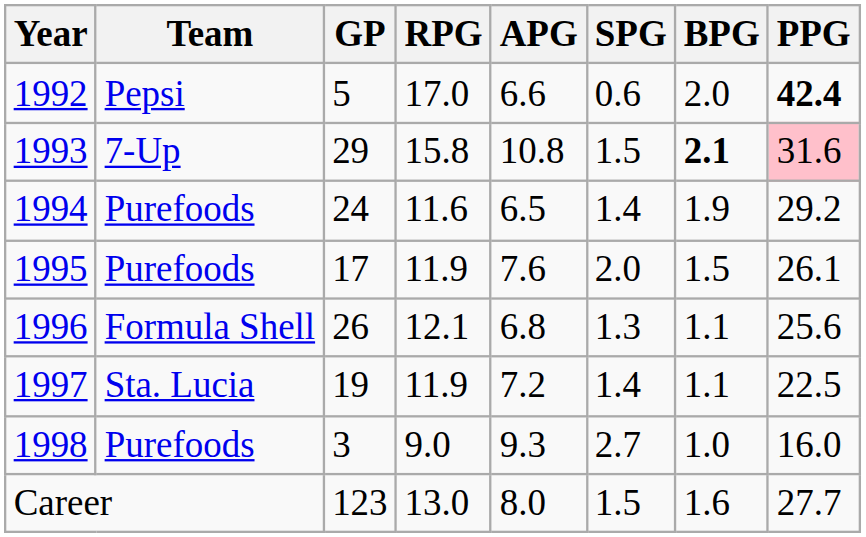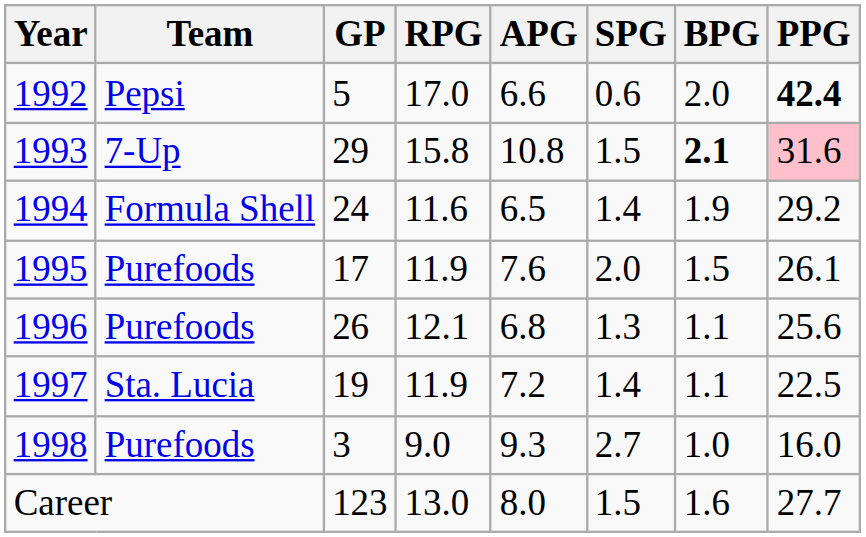(180, 209) Purefoods -> (210, 209) Formula Shell
(210, 326) Formula Shell -> (180, 326) Purefoods
